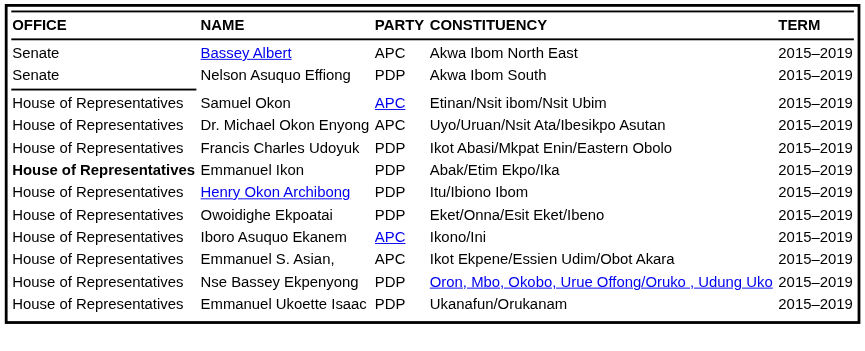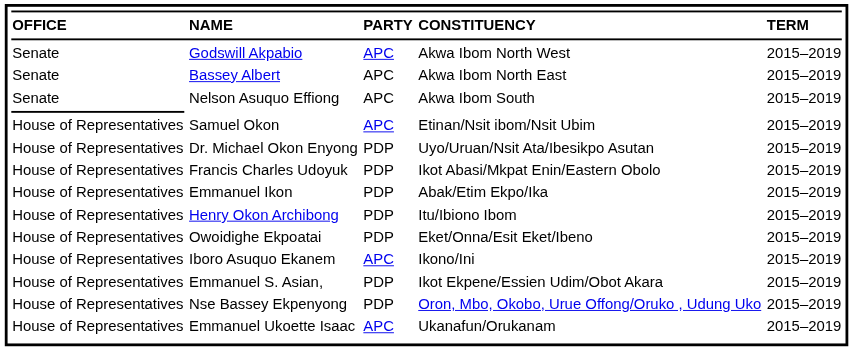+ row: (246, 53)
(390, 75) PDP -> (379, 97) APC
(390, 125) APC -> (379, 148) PDP
(104, 170) bold -> (98, 192) normal
(390, 259) APC -> (379, 282) PDP
(390, 304) PDP -> (379, 326) APC
